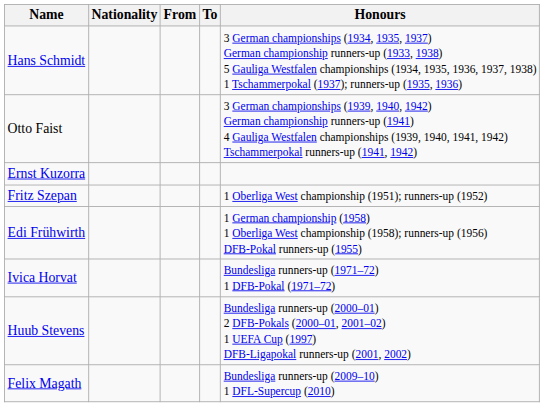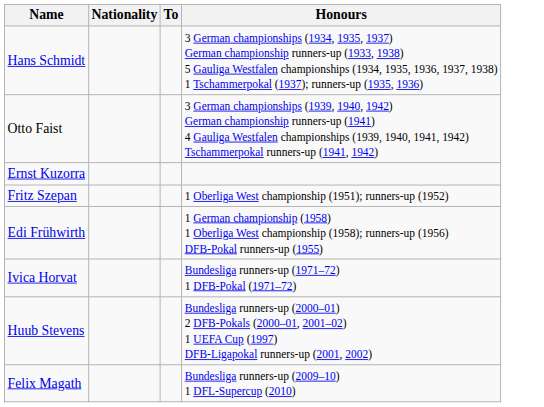- column: (180, 15)
